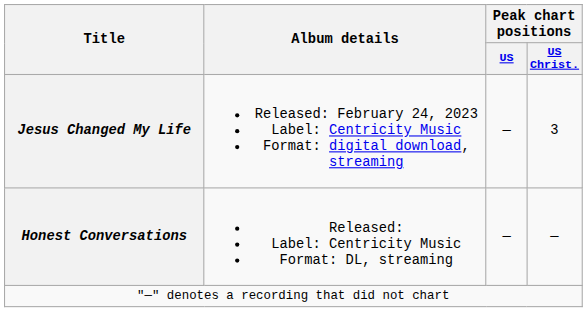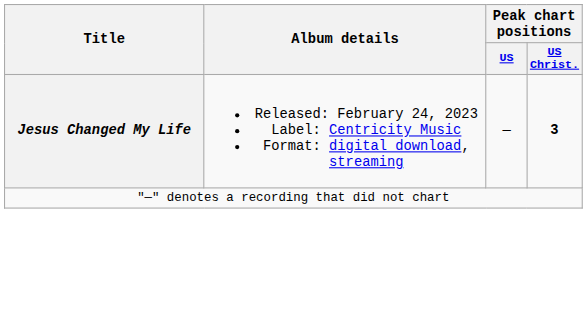(554, 131) normal -> (555, 131) bold
- row: (104, 237)
